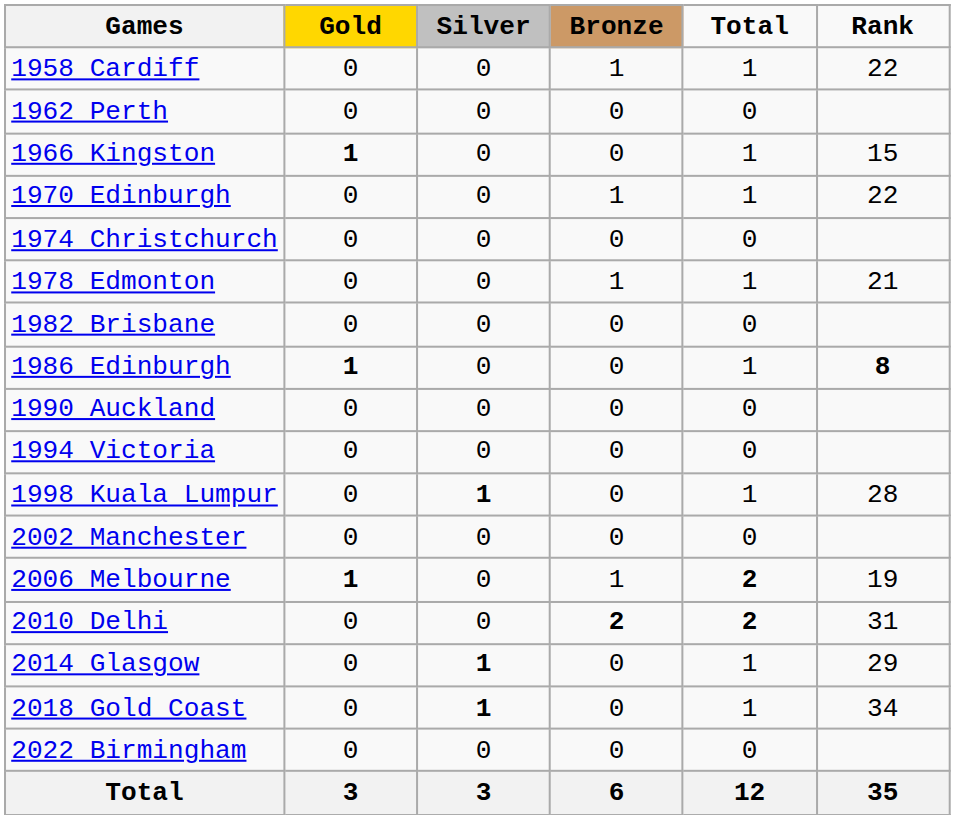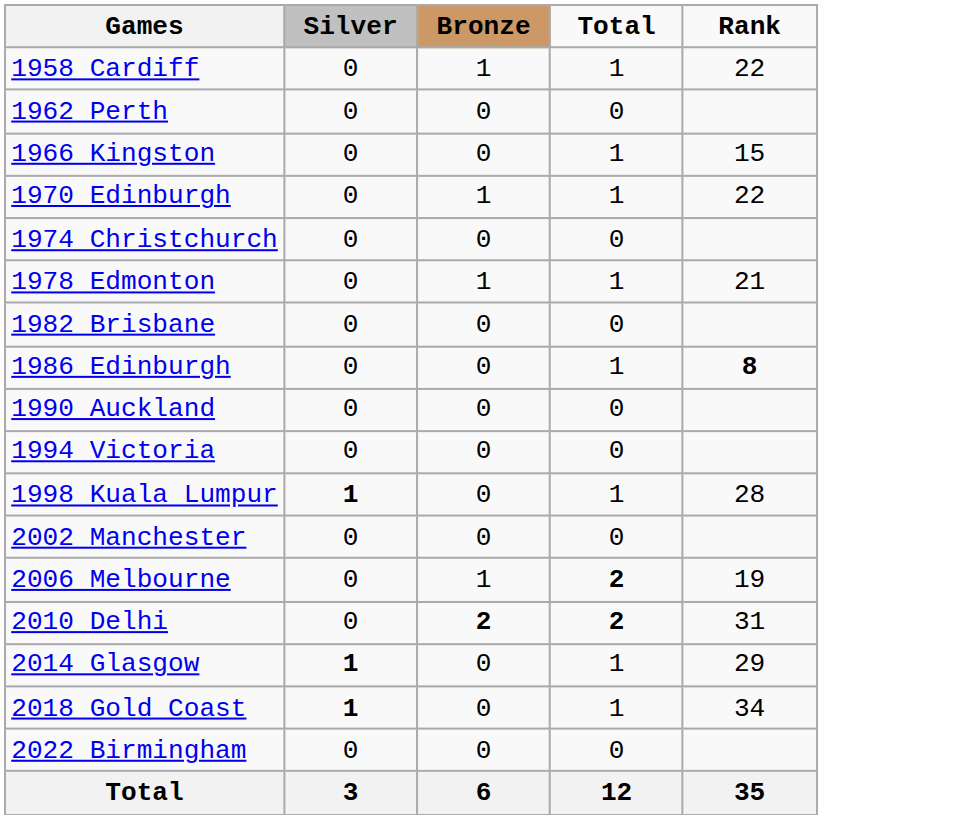- column: (351, 26)
